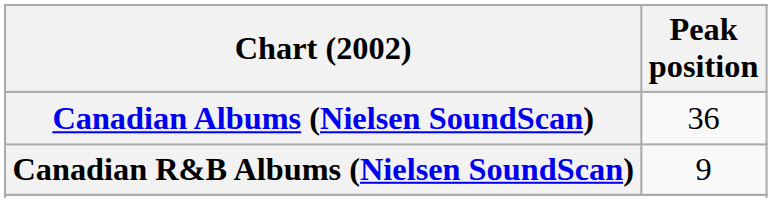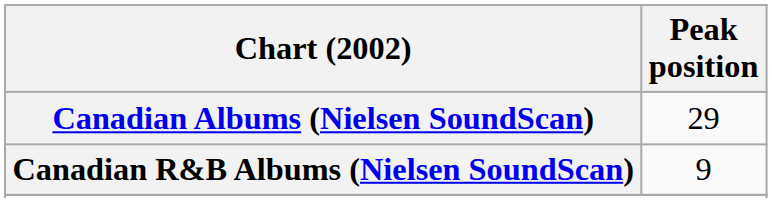(704, 117) 36 -> (704, 117) 29
